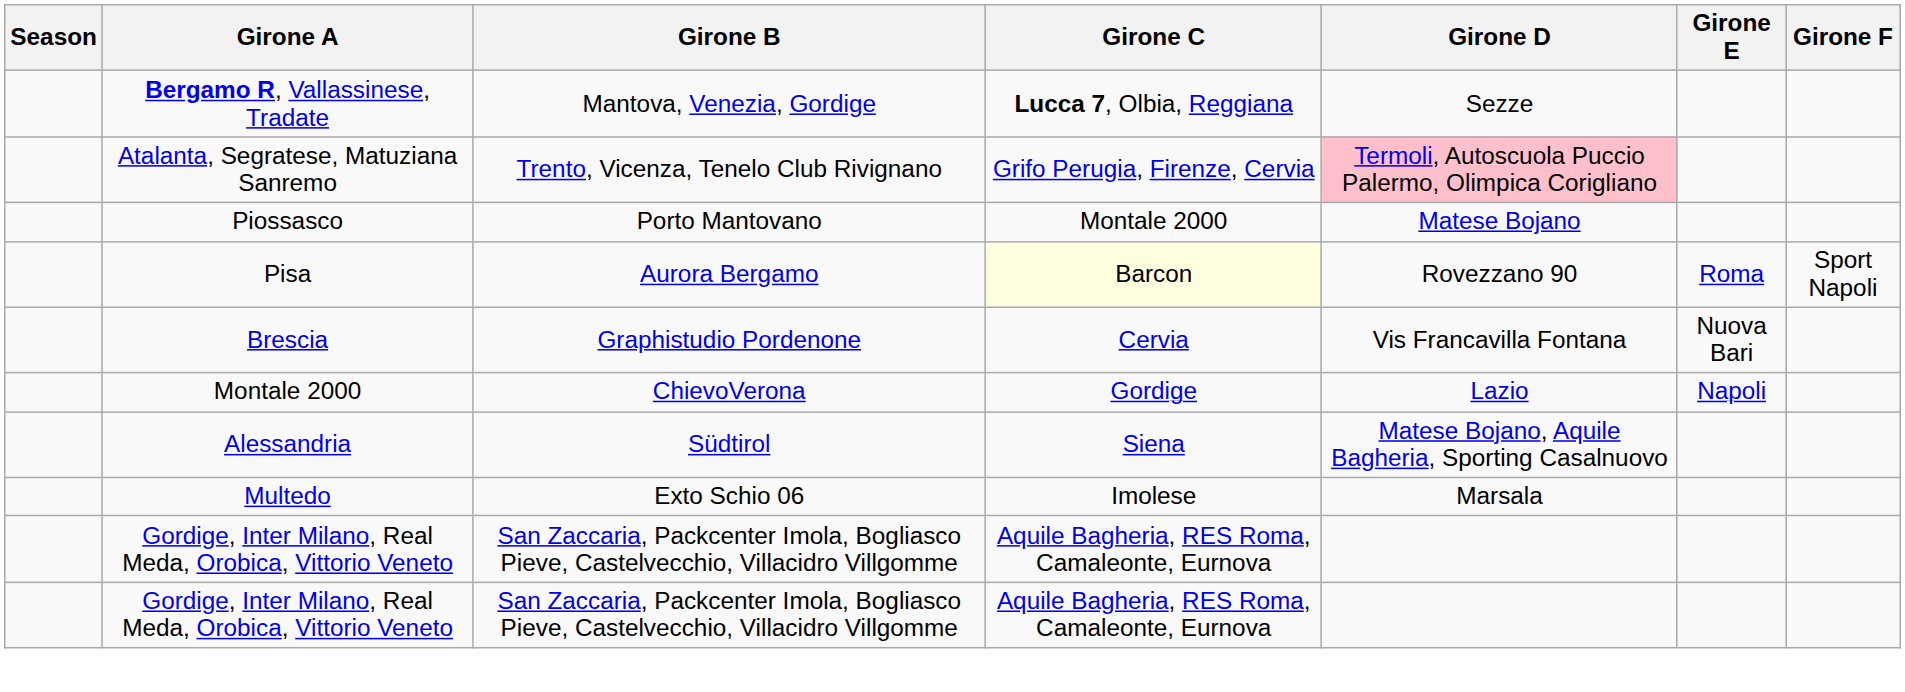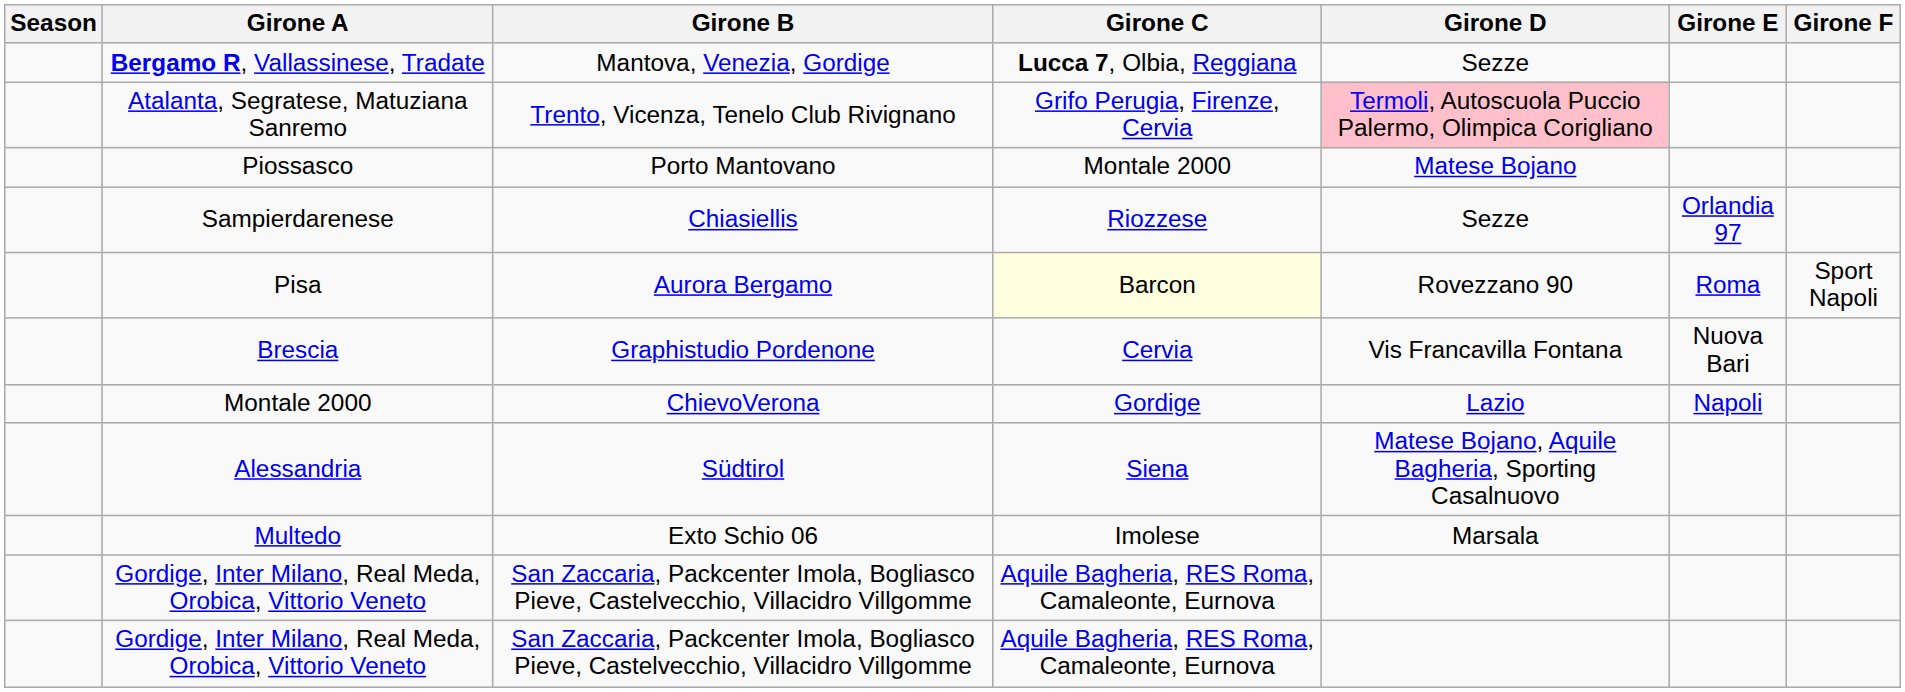+ row: (298, 219)
